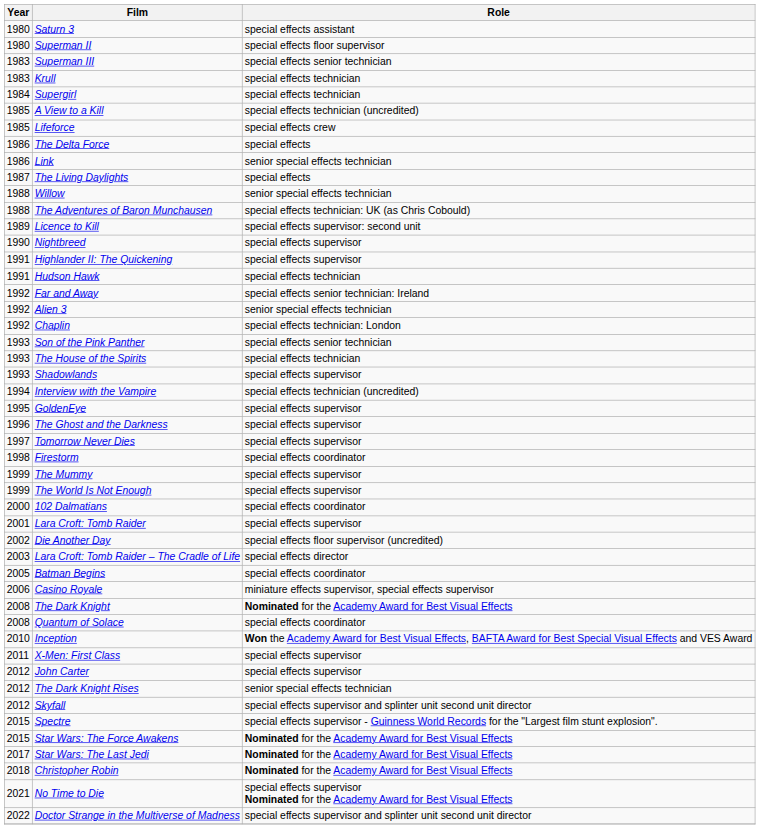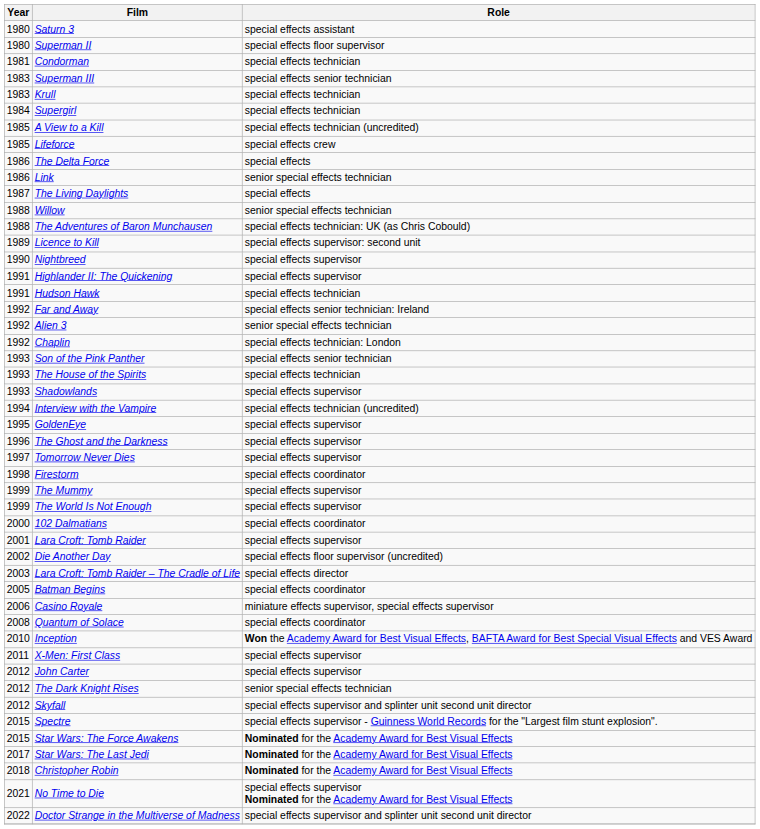+ row: (62, 62)
- row: (72, 606)
